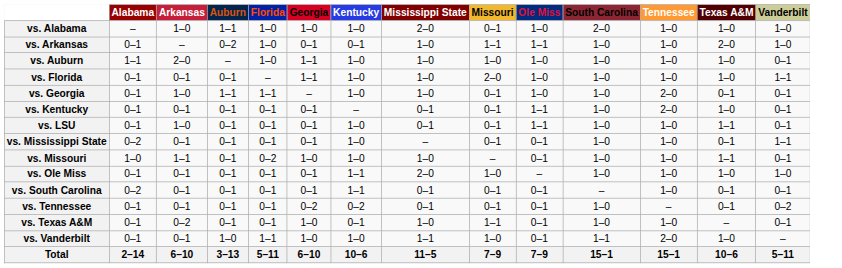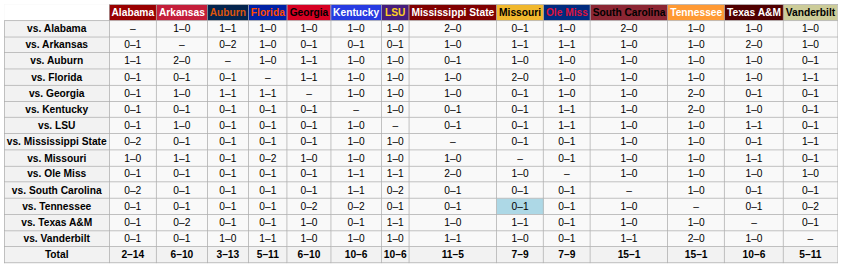+ column: (395, 13)
(425, 61) 1–0 -> (453, 61) 0–1
(493, 207) no background -> (520, 207) lightblue background
